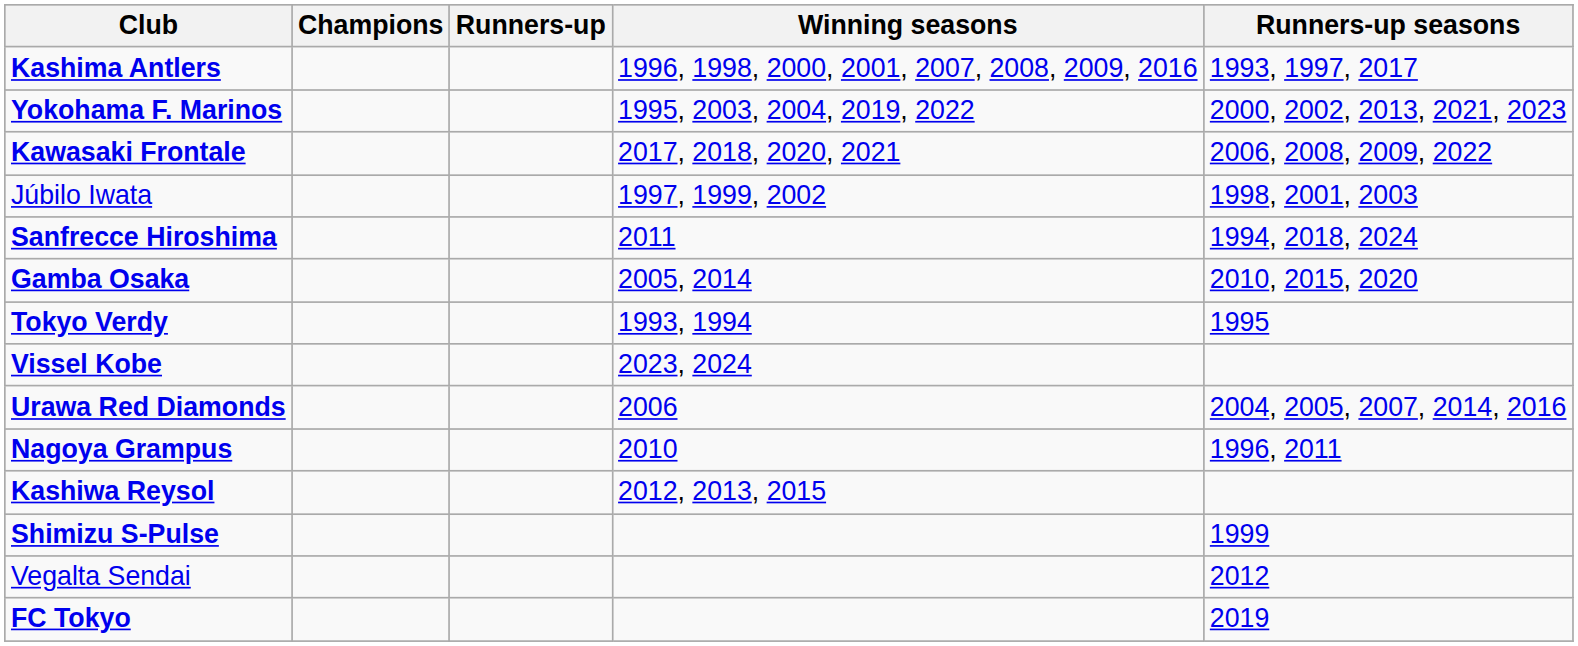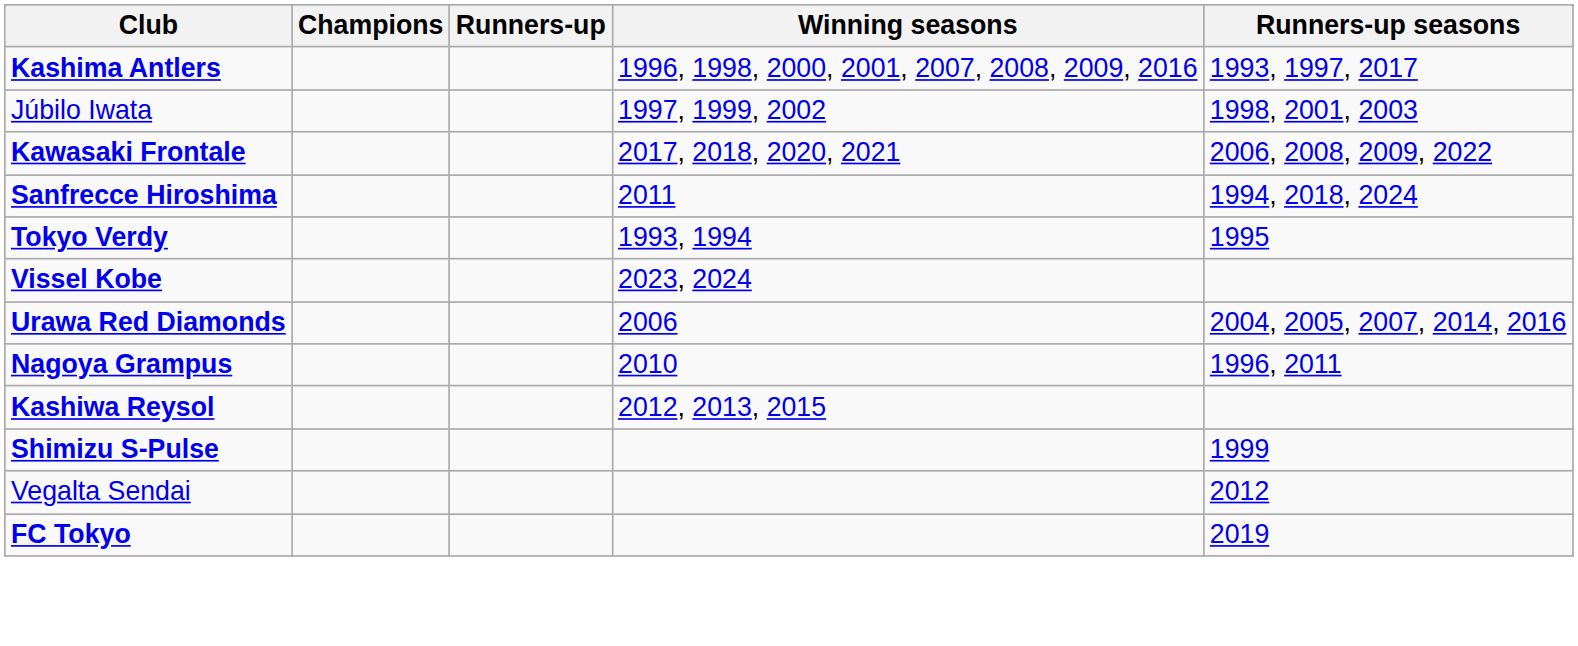- row: (147, 110)
rows swapped: (128, 152) <-> (82, 195)
- row: (100, 279)
